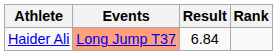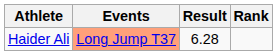(205, 39) 6.84 -> (205, 39) 6.28
